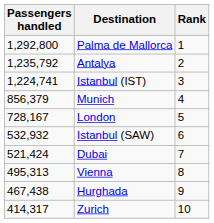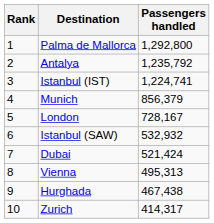columns swapped: (192, 20) <-> (39, 20)
